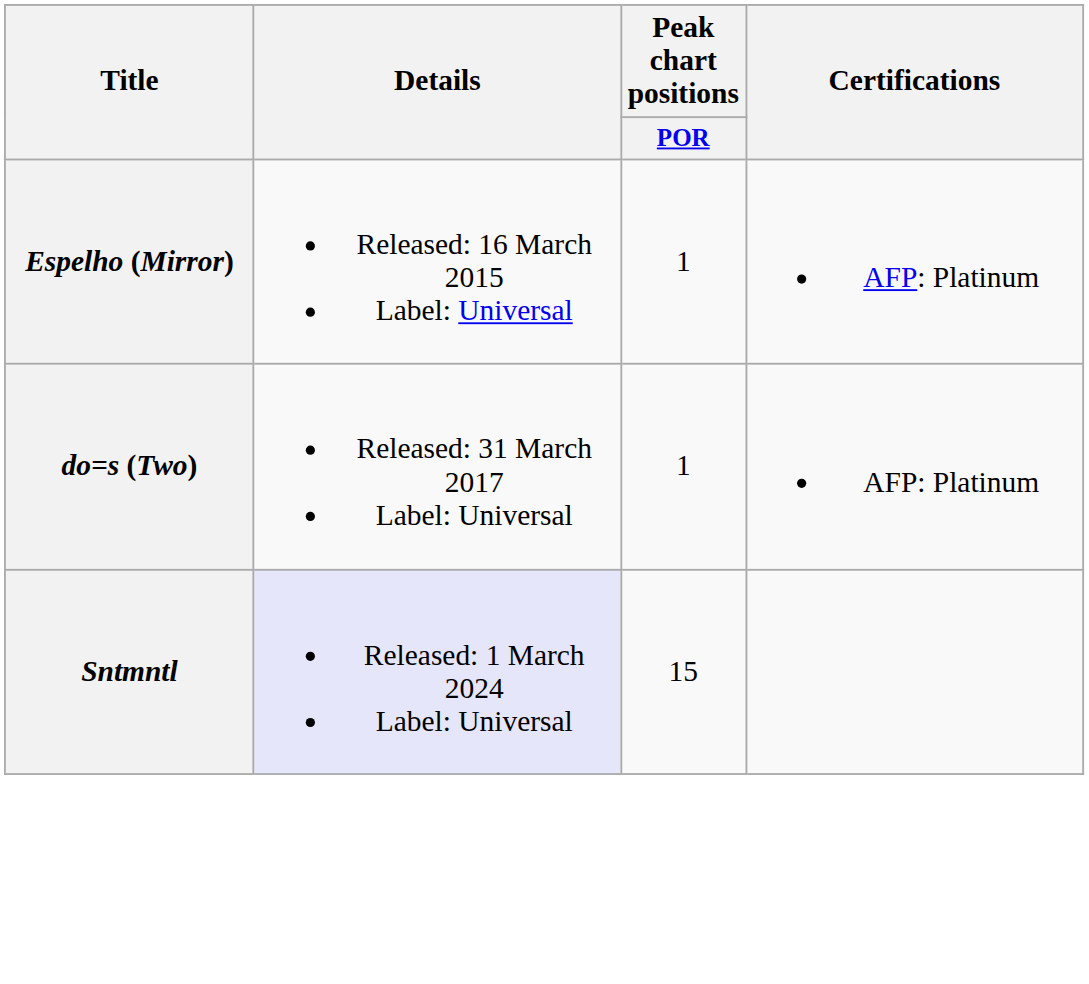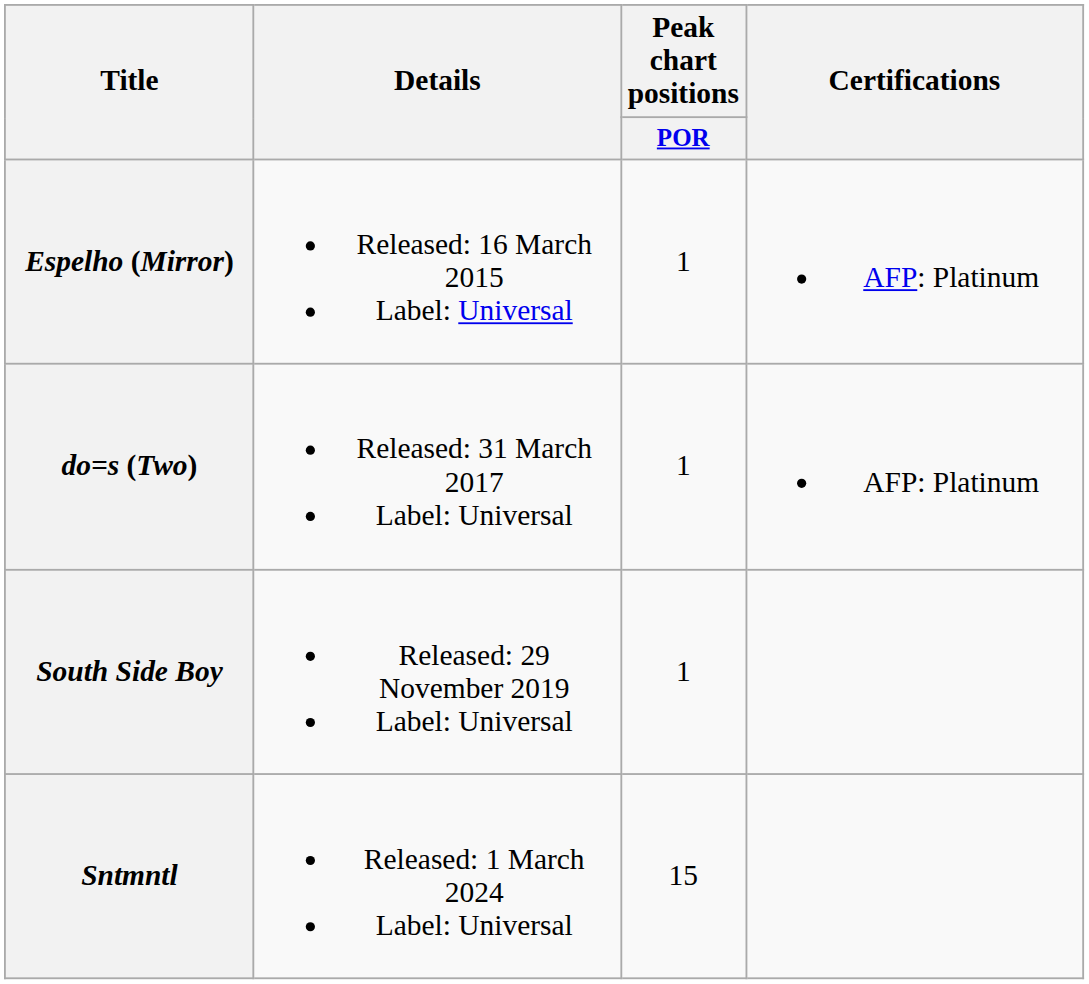+ row: (129, 671)
(437, 688) lavender background -> (437, 893) no background
